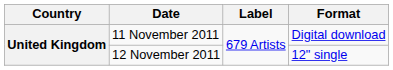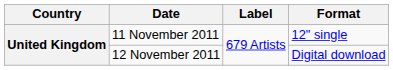(339, 34) Digital download -> (319, 34) 12" single
(319, 55) 12" single -> (339, 55) Digital download
